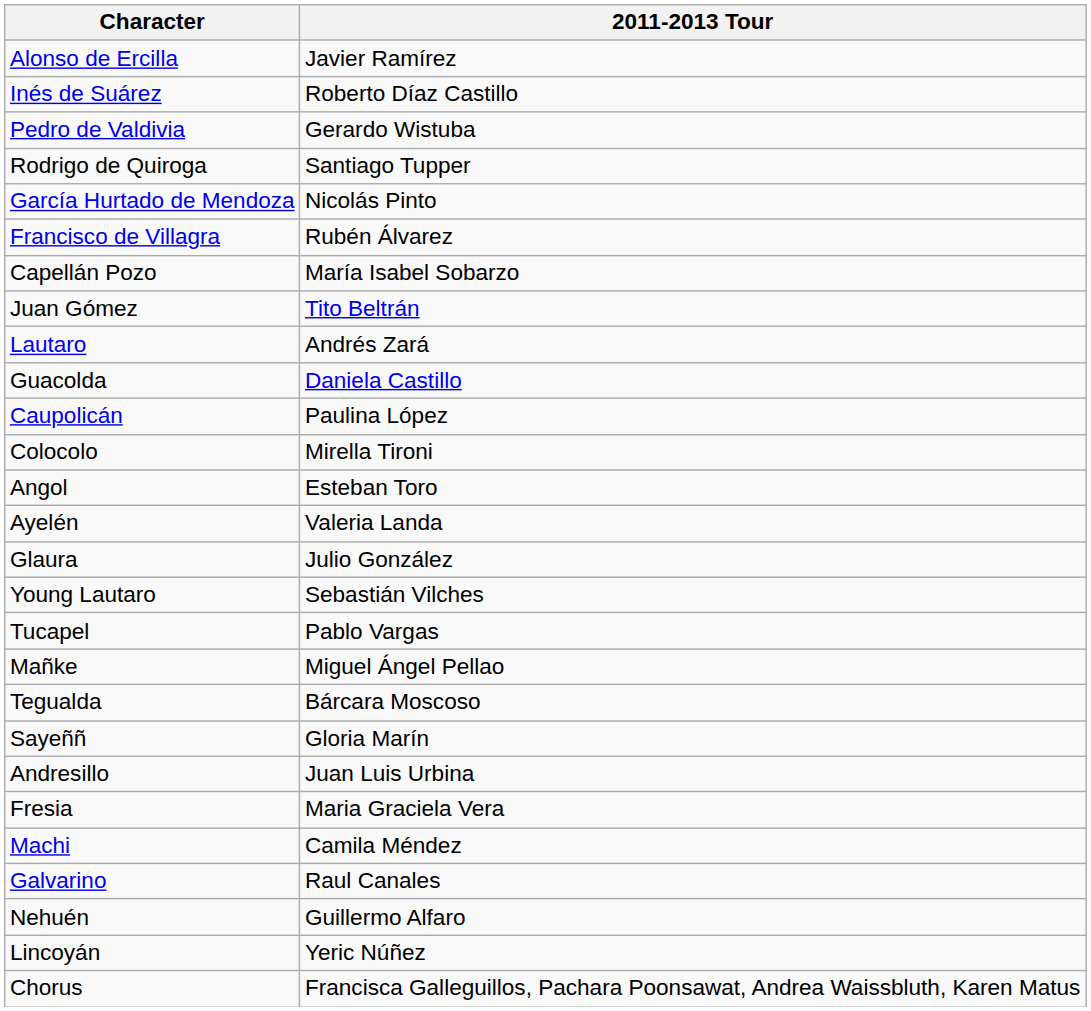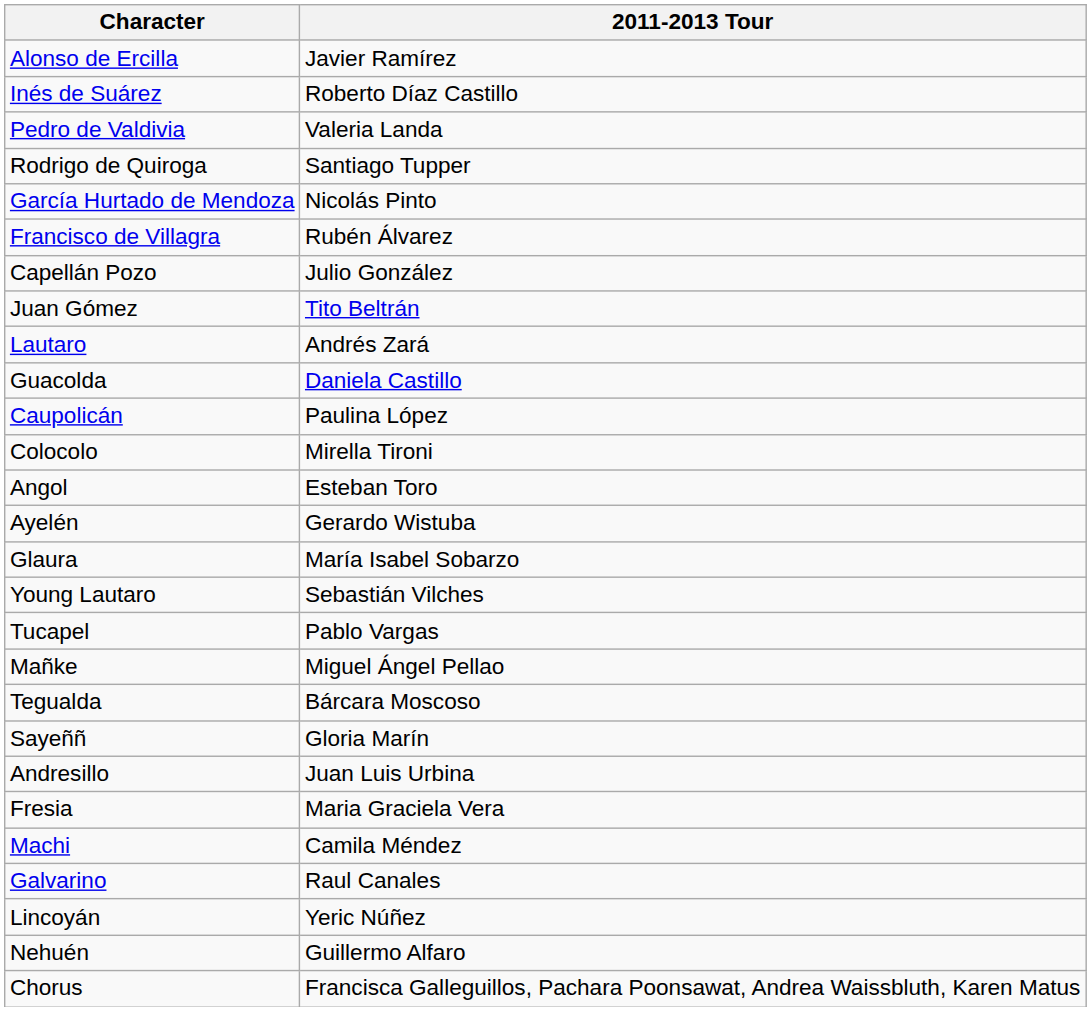(390, 129) Gerardo Wistuba -> (374, 129) Valeria Landa
(412, 272) María Isabel Sobarzo -> (379, 272) Julio González
(374, 523) Valeria Landa -> (390, 523) Gerardo Wistuba
(379, 559) Julio González -> (412, 559) María Isabel Sobarzo
rows swapped: (55, 952) <-> (49, 916)
